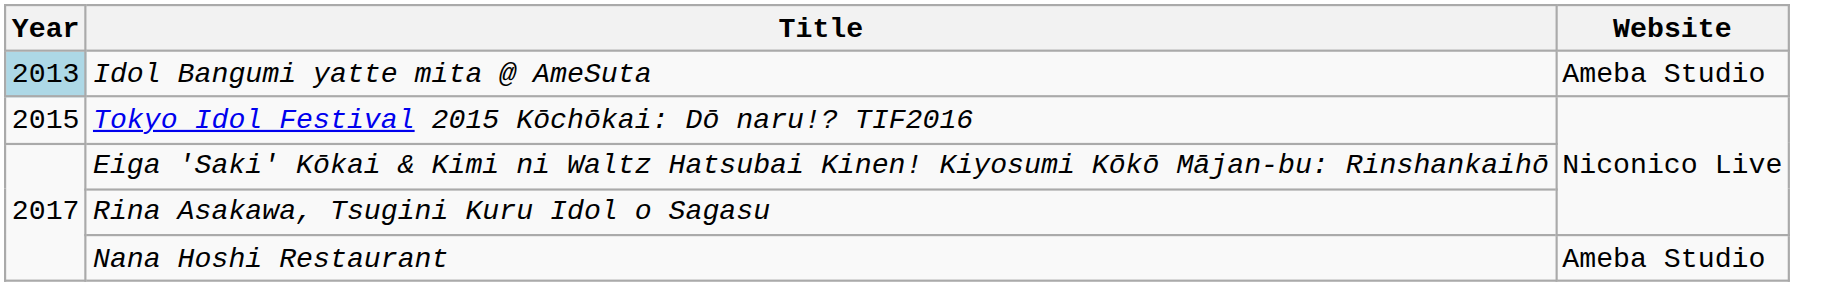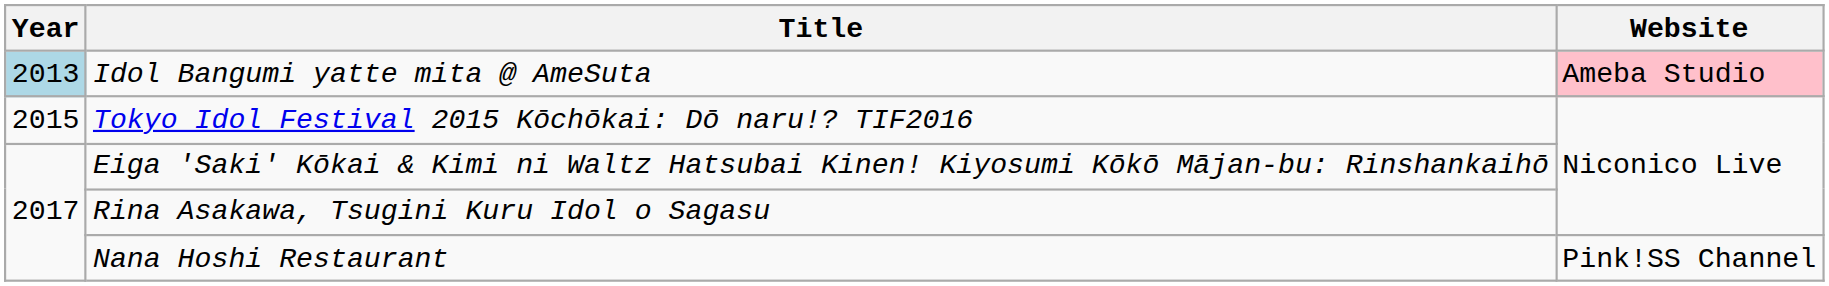(1664, 74) no background -> (1664, 74) pink background
(1664, 258) Ameba Studio -> (1689, 258) Pink!SS Channel
